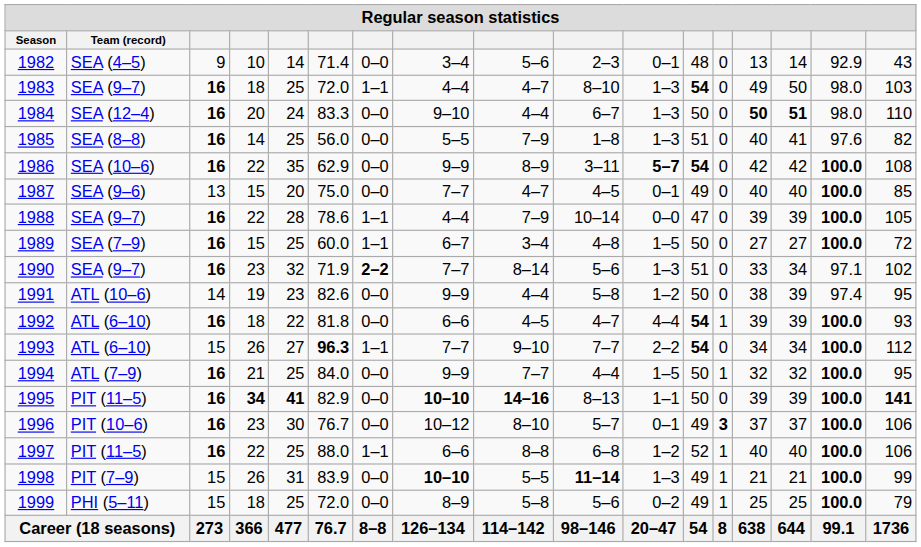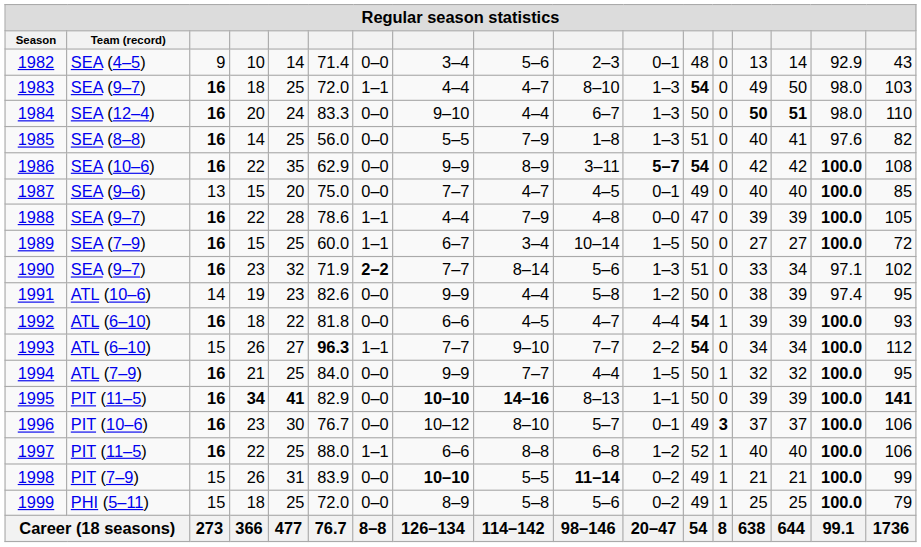(597, 217) 10–14 -> (606, 217) 4–8
(606, 243) 4–8 -> (597, 243) 10–14
(666, 477) 1–3 -> (666, 477) 0–2
